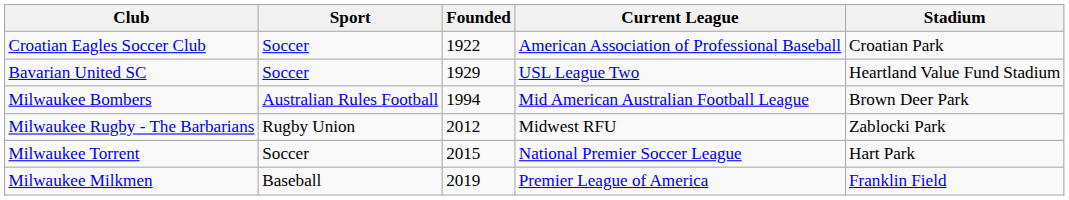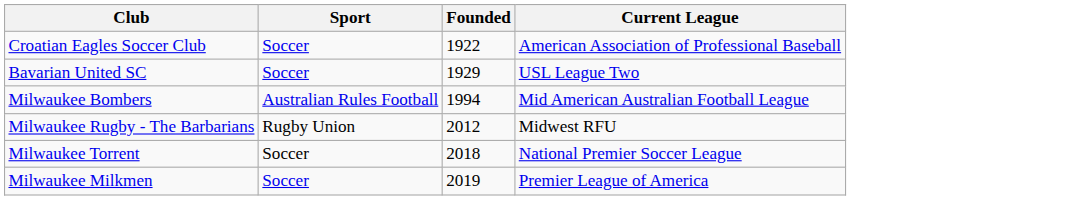- column: (955, 18)
(463, 153) 2015 -> (463, 153) 2018
(292, 180) Baseball -> (286, 180) Soccer
